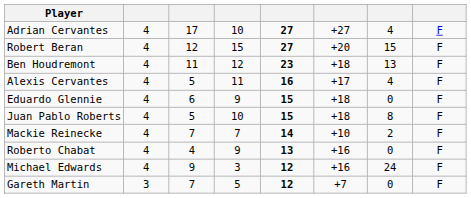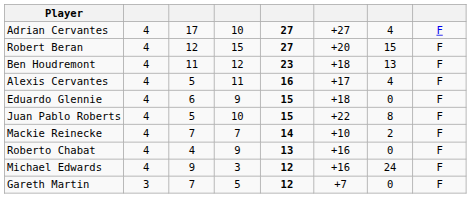(340, 116) +18 -> (340, 116) +22
